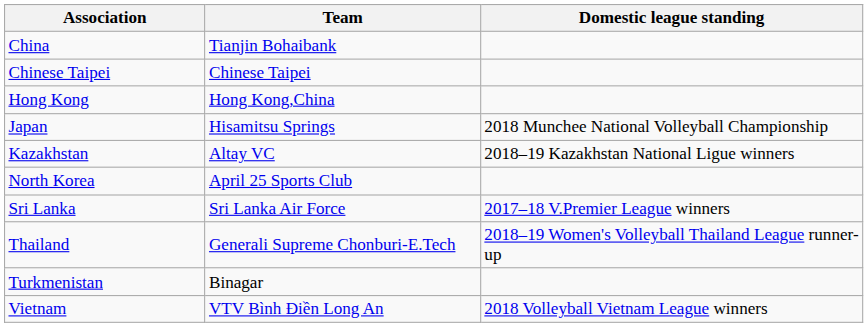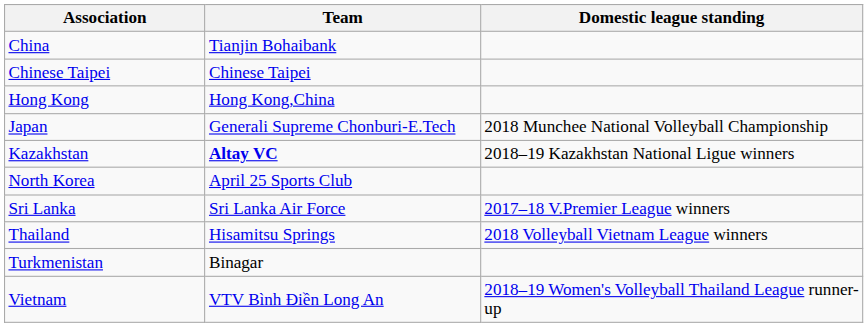(272, 126) Hisamitsu Springs -> (332, 126) Generali Supreme Chonburi-E.Tech
(242, 153) normal -> (243, 153) bold
(332, 244) Generali Supreme Chonburi-E.Tech -> (272, 235) Hisamitsu Springs
(672, 244) 2018–19 Women's Volleyball Thailand League runner-up -> (626, 235) 2018 Volleyball Vietnam League winners
(626, 308) 2018 Volleyball Vietnam League winners -> (672, 299) 2018–19 Women's Volleyball Thailand League runner-up
